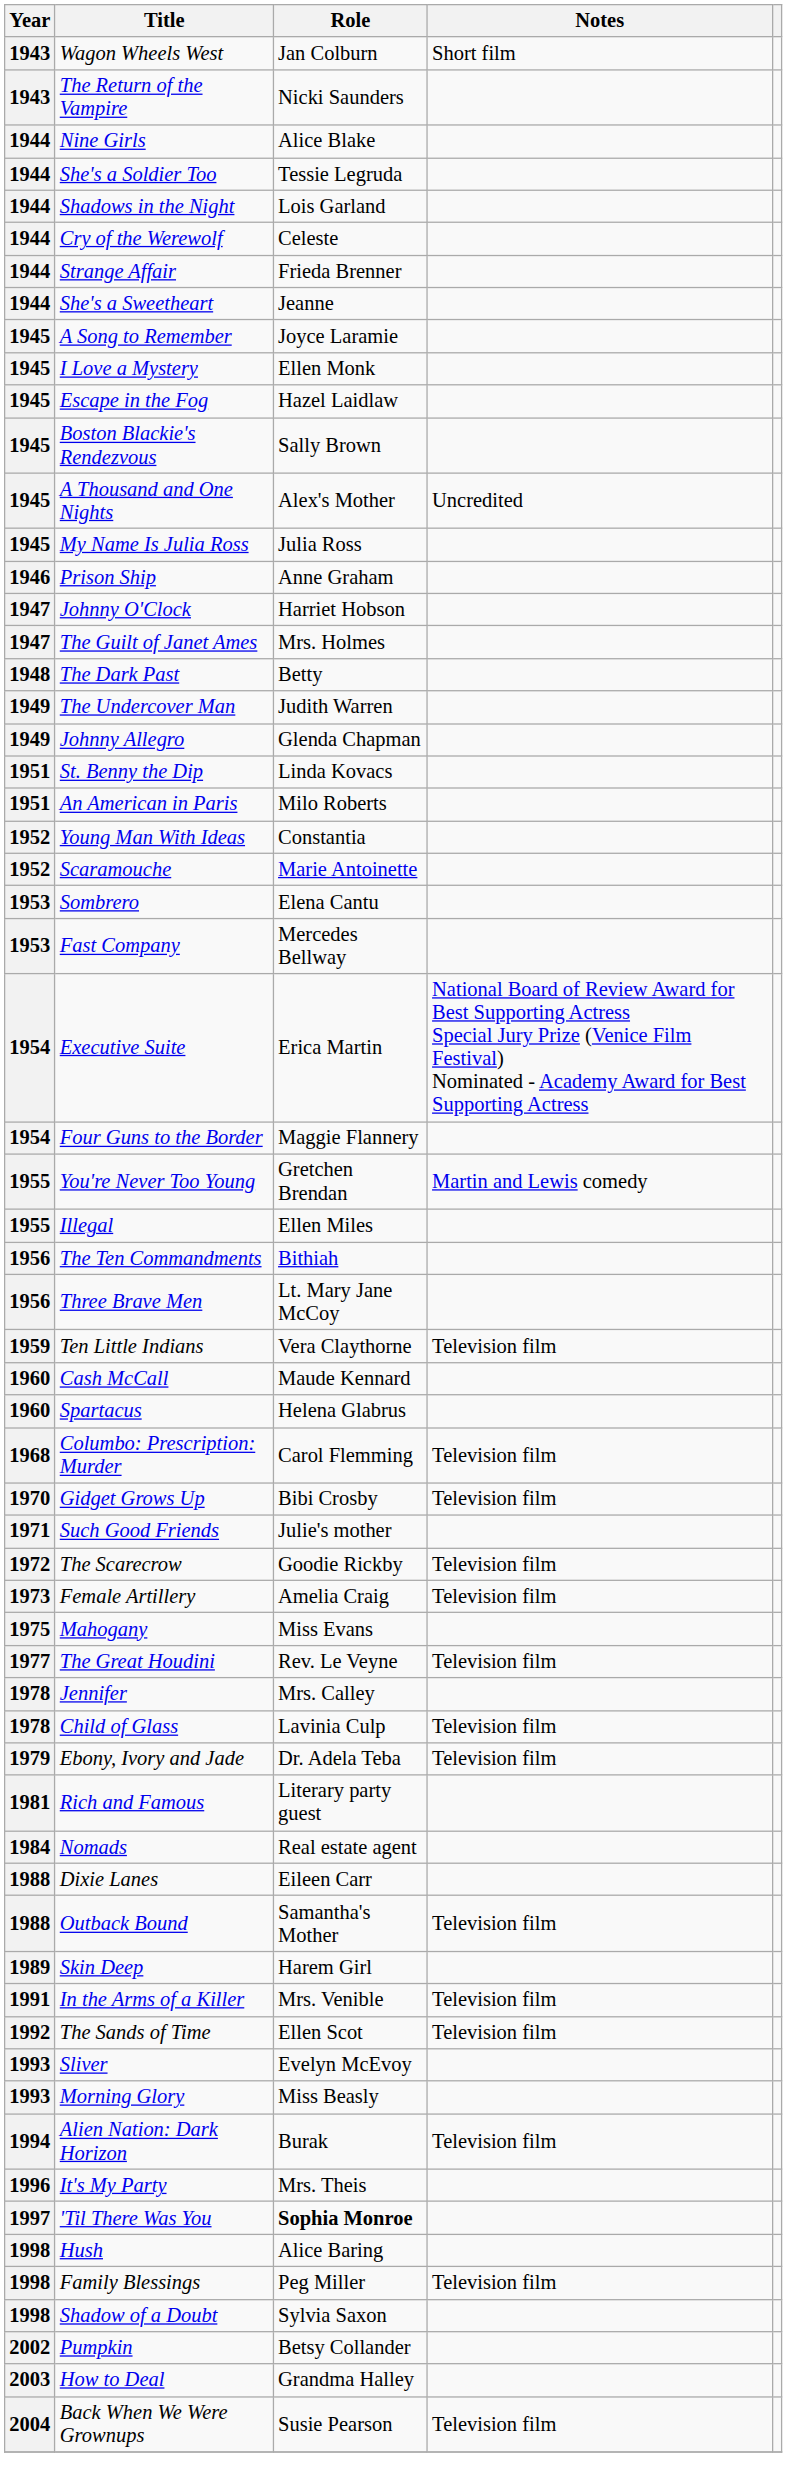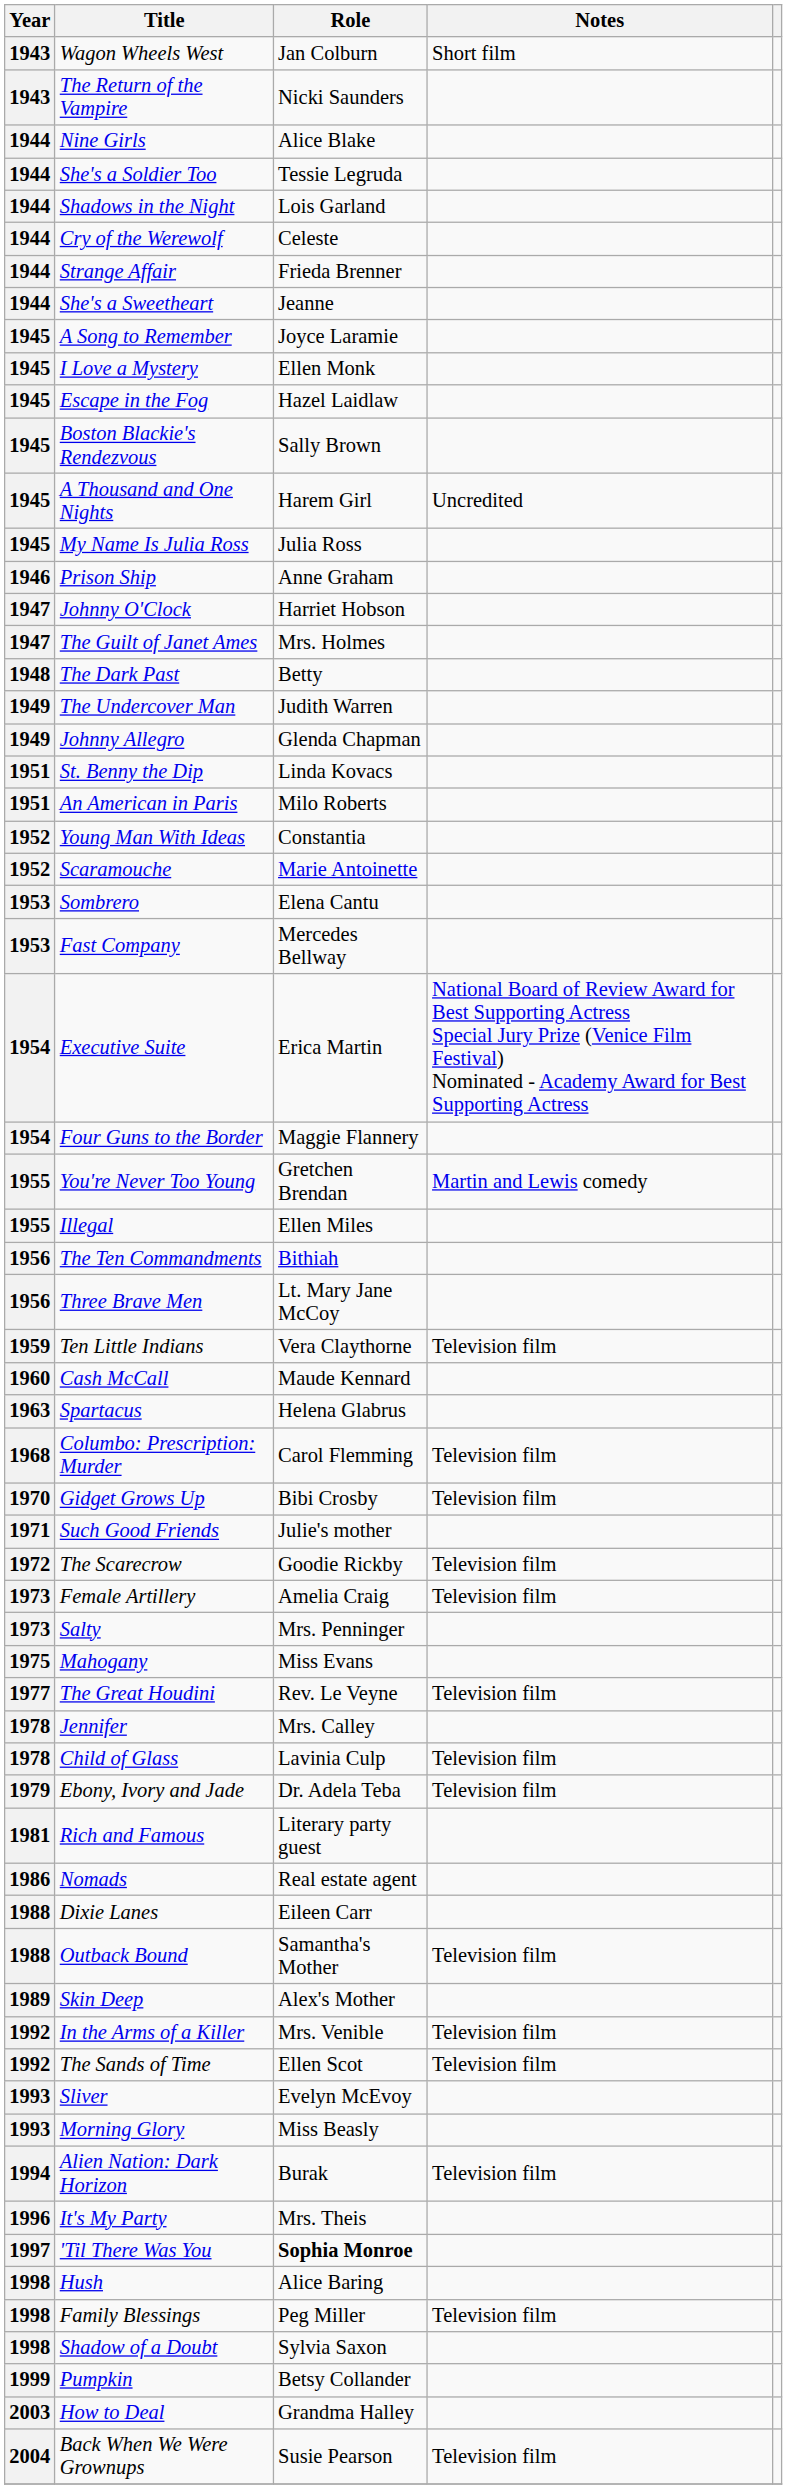(336, 500) Alex's Mother -> (325, 500) Harem Girl
(30, 1410) 1960 -> (30, 1410) 1963
+ row: (80, 1628)
(30, 1846) 1984 -> (30, 1879) 1986
(325, 1967) Harem Girl -> (336, 1999) Alex's Mother
(30, 1999) 1991 -> (30, 2032) 1992
(30, 2347) 2002 -> (30, 2380) 1999
